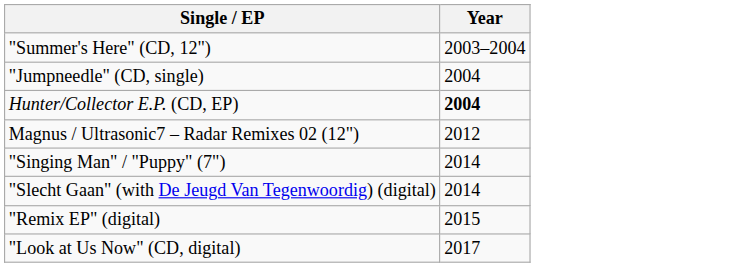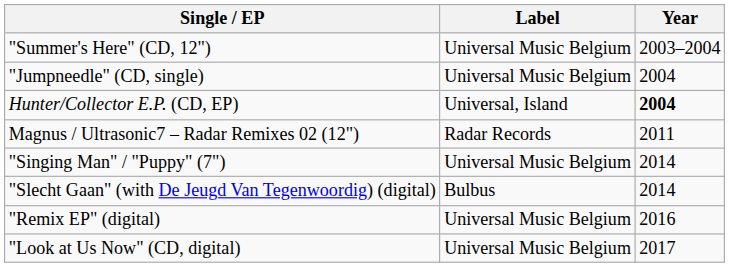+ column: (538, 18)
(462, 133) 2012 -> (657, 133) 2011
(462, 219) 2015 -> (657, 219) 2016
